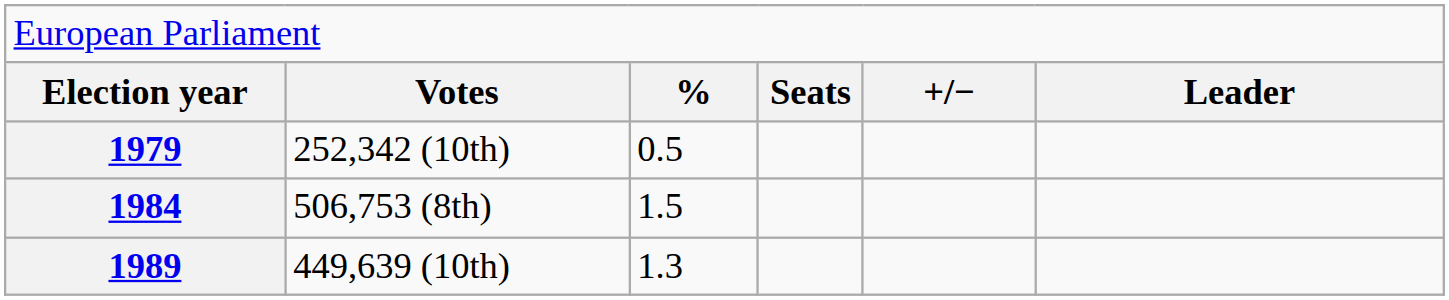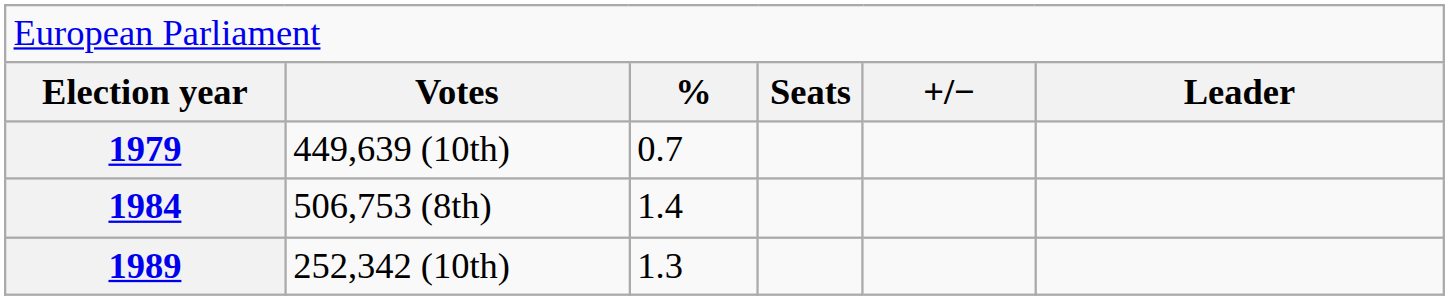(402, 149) 252,342 (10th) -> (402, 149) 449,639 (10th)
(660, 149) 0.5 -> (660, 149) 0.7
(660, 206) 1.5 -> (660, 206) 1.4
(402, 264) 449,639 (10th) -> (402, 264) 252,342 (10th)
